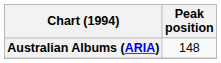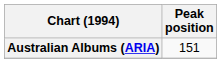(189, 48) 148 -> (189, 48) 151
